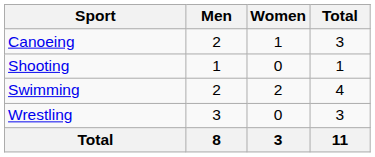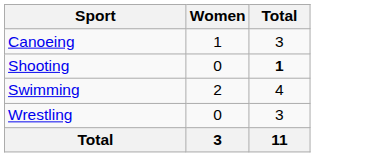- column: (216, 16)
(340, 66) normal -> (279, 66) bold
